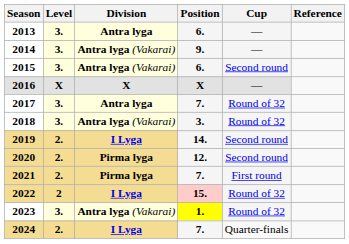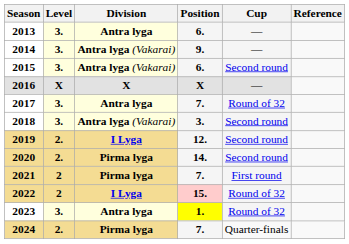(257, 121) Round of 32 -> (257, 121) Second round
(200, 139) 14. -> (200, 139) 12.
(200, 157) 12. -> (200, 157) 14.
(59, 175) 2. -> (59, 175) 2
(126, 211) Antra lyga (Vakarai) -> (126, 211) Antra lyga
(126, 229) I Lyga -> (126, 229) Pirma lyga
